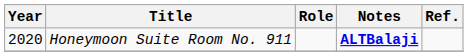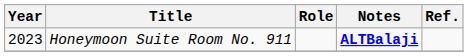(25, 40) 2020 -> (25, 40) 2023
